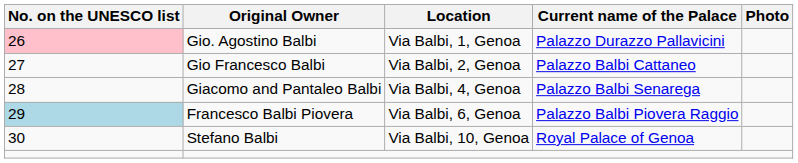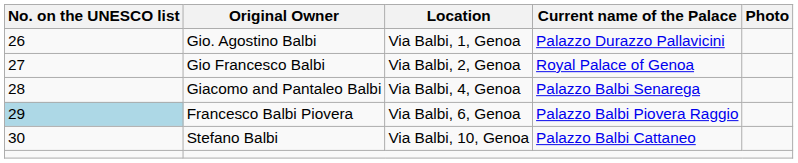(17, 41) pink background -> (17, 41) no background
(616, 65) Palazzo Balbi Cattaneo -> (615, 65) Royal Palace of Genoa
(615, 138) Royal Palace of Genoa -> (616, 138) Palazzo Balbi Cattaneo
